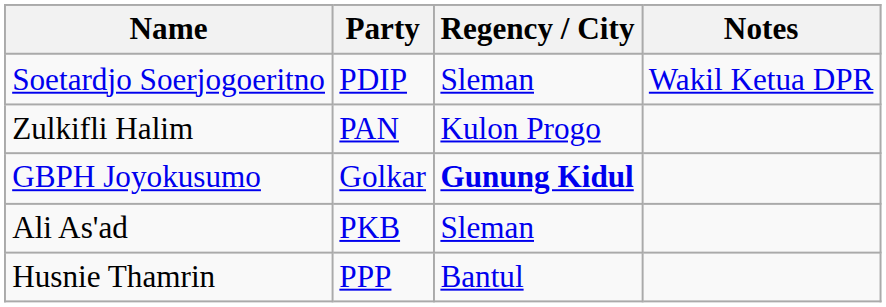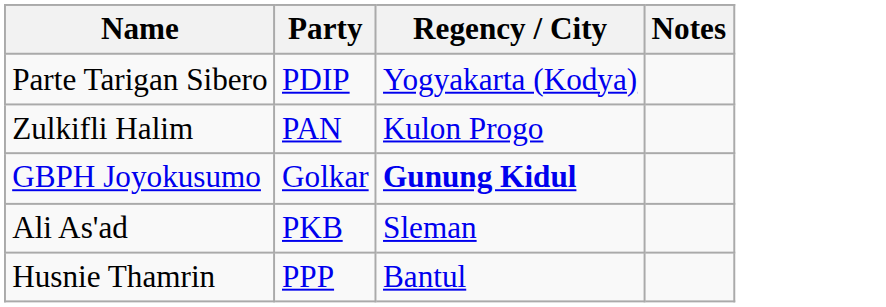- row: (169, 78)
+ row: (140, 78)
